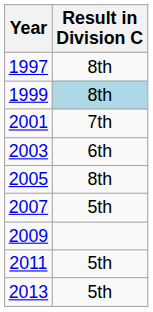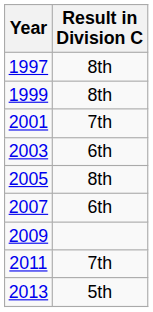(100, 94) lightblue background -> (100, 94) no background
(100, 207) 5th -> (100, 207) 6th
(100, 263) 5th -> (100, 263) 7th
